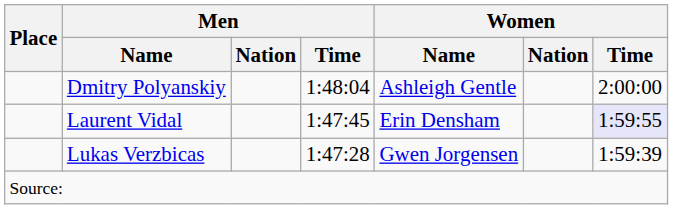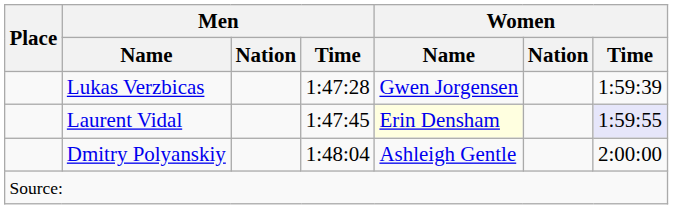rows swapped: (136, 154) <-> (146, 87)
(440, 120) no background -> (440, 120) lightyellow background
